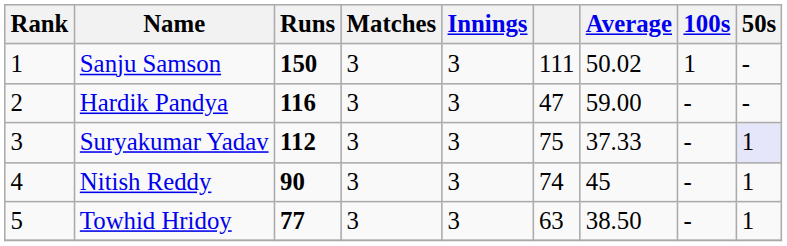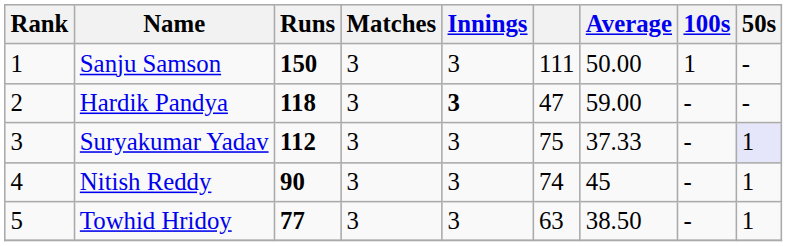(614, 63) 50.02 -> (614, 63) 50.00
(298, 102) 116 -> (298, 102) 118
(454, 102) normal -> (454, 102) bold
